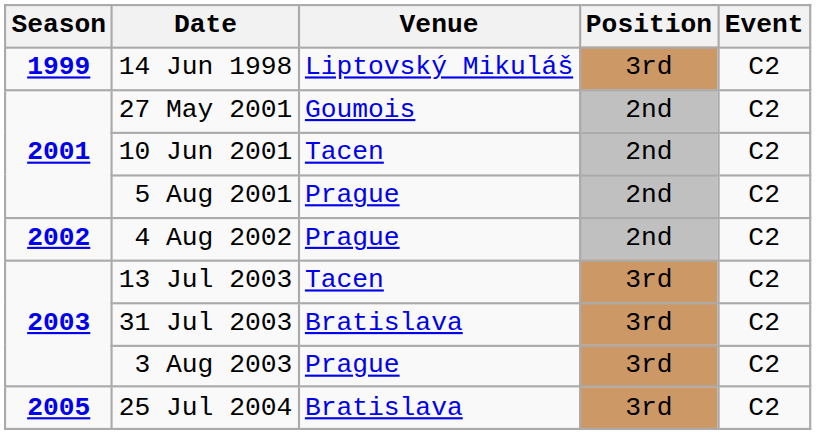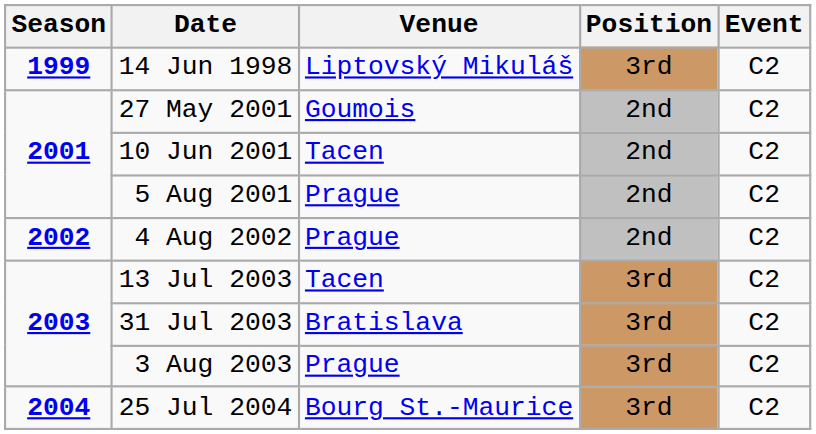(59, 409) 2005 -> (59, 409) 2004
(384, 409) Bratislava -> (439, 409) Bourg St.-Maurice
